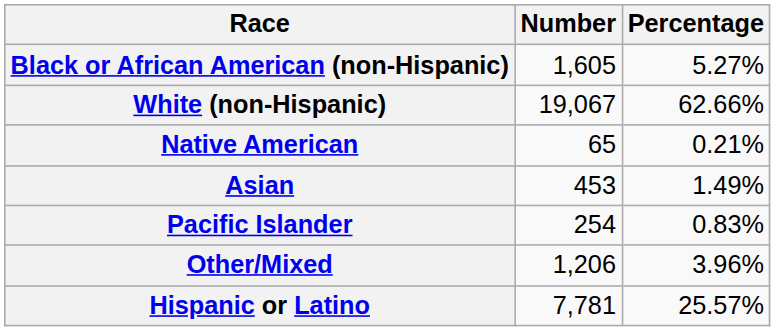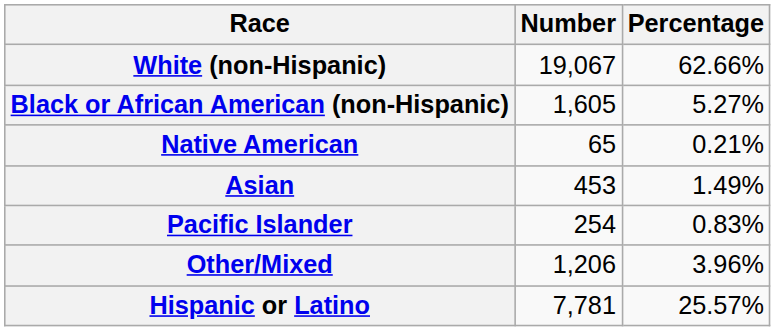rows swapped: (260, 104) <-> (260, 64)
